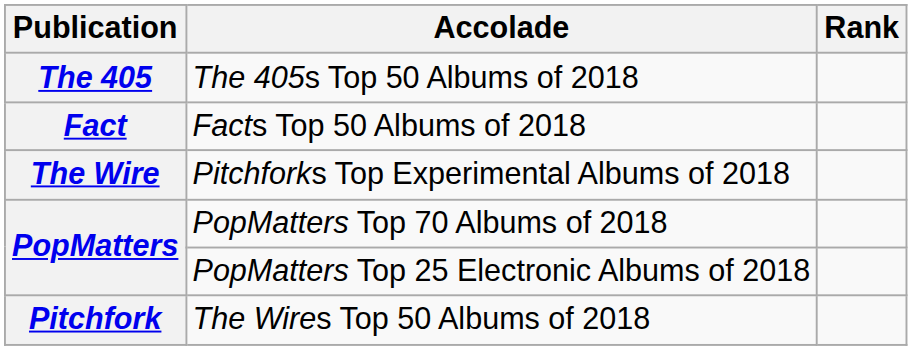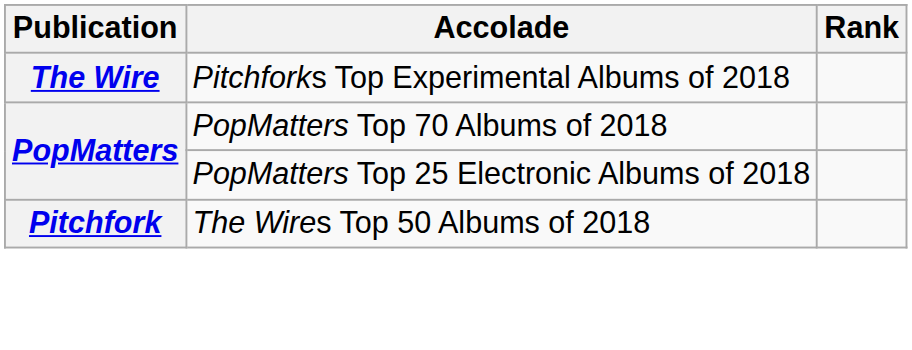- row: (416, 77)
- row: (389, 125)
